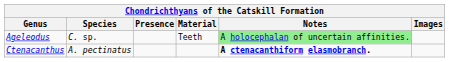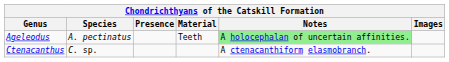(83, 37) C. sp. -> (100, 37) A. pectinatus
(100, 50) A. pectinatus -> (83, 50) C. sp.
(296, 50) bold -> (296, 50) normal
